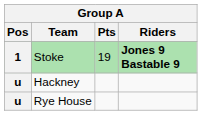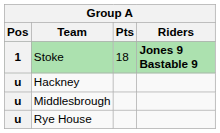(104, 57) 19 -> (122, 57) 18
+ row: (72, 100)
